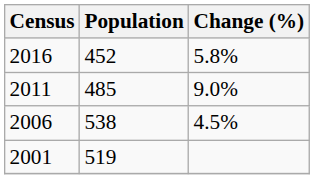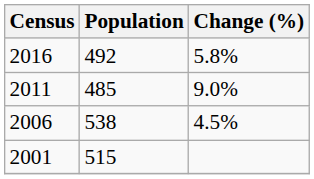(100, 55) 452 -> (100, 55) 492
(100, 156) 519 -> (100, 156) 515
